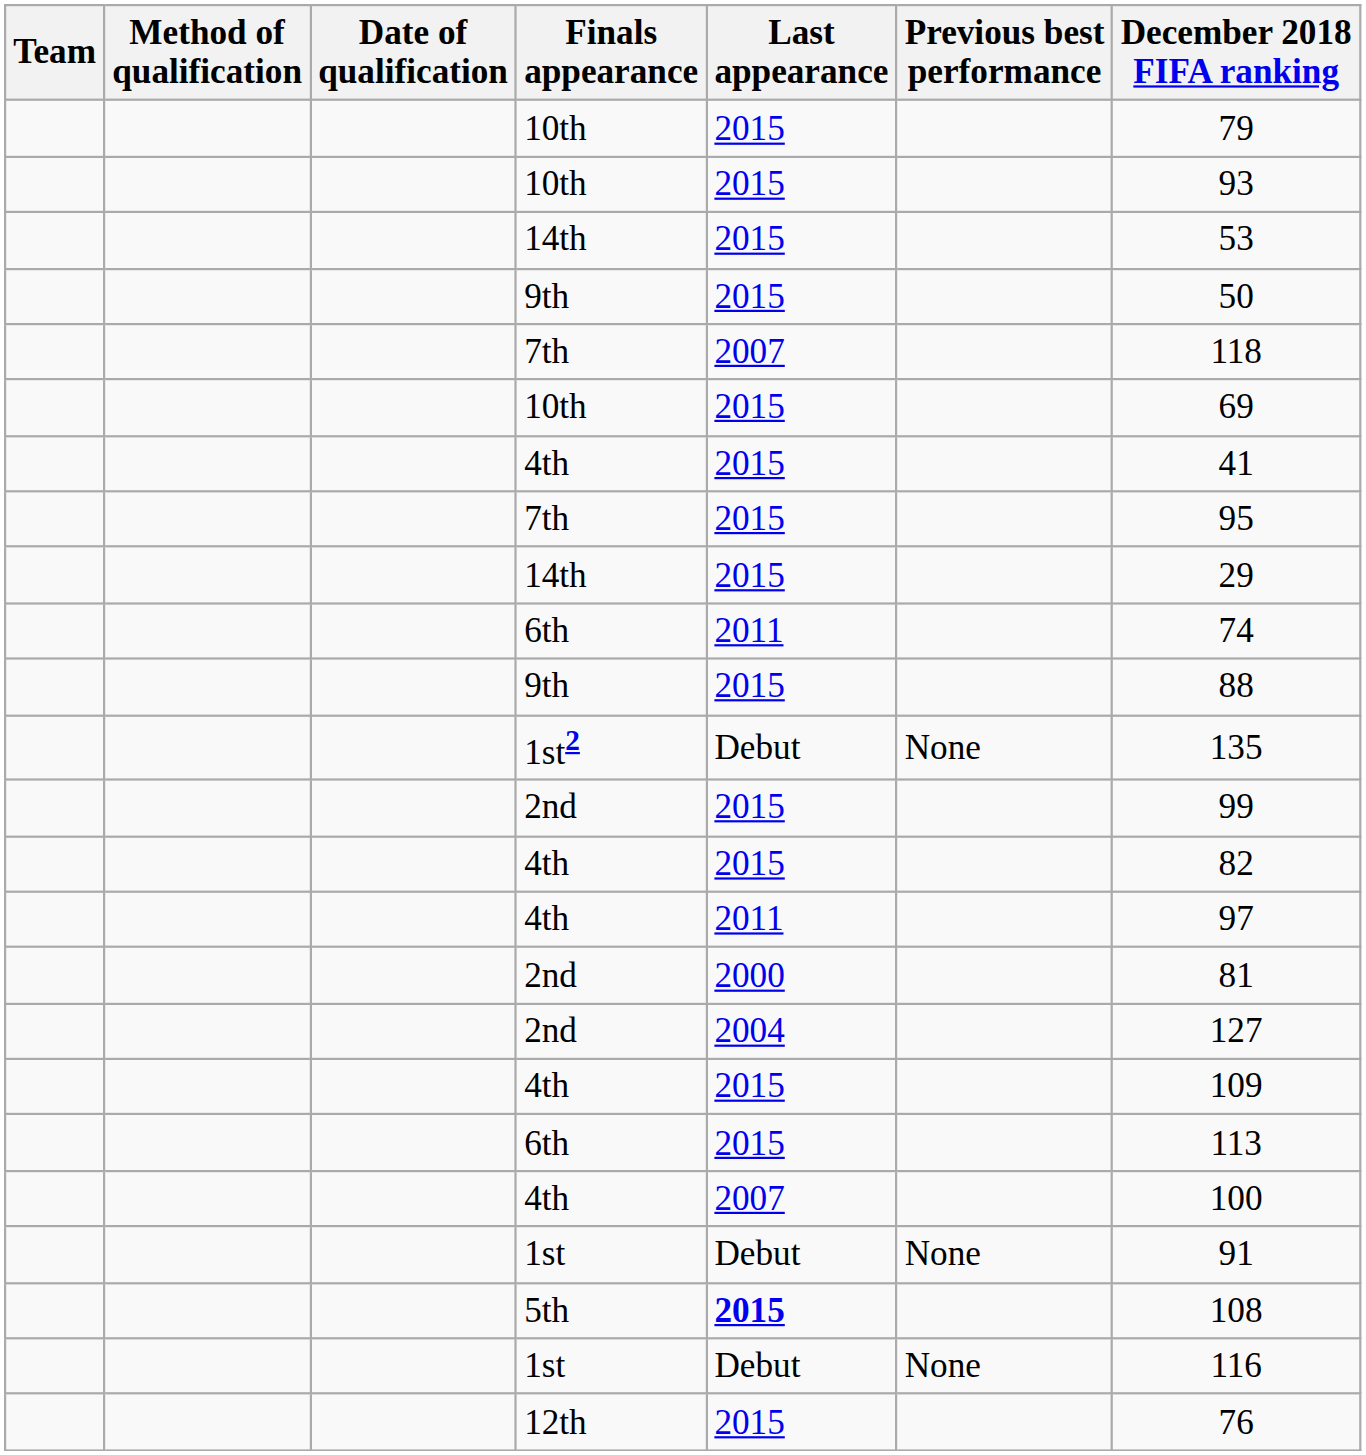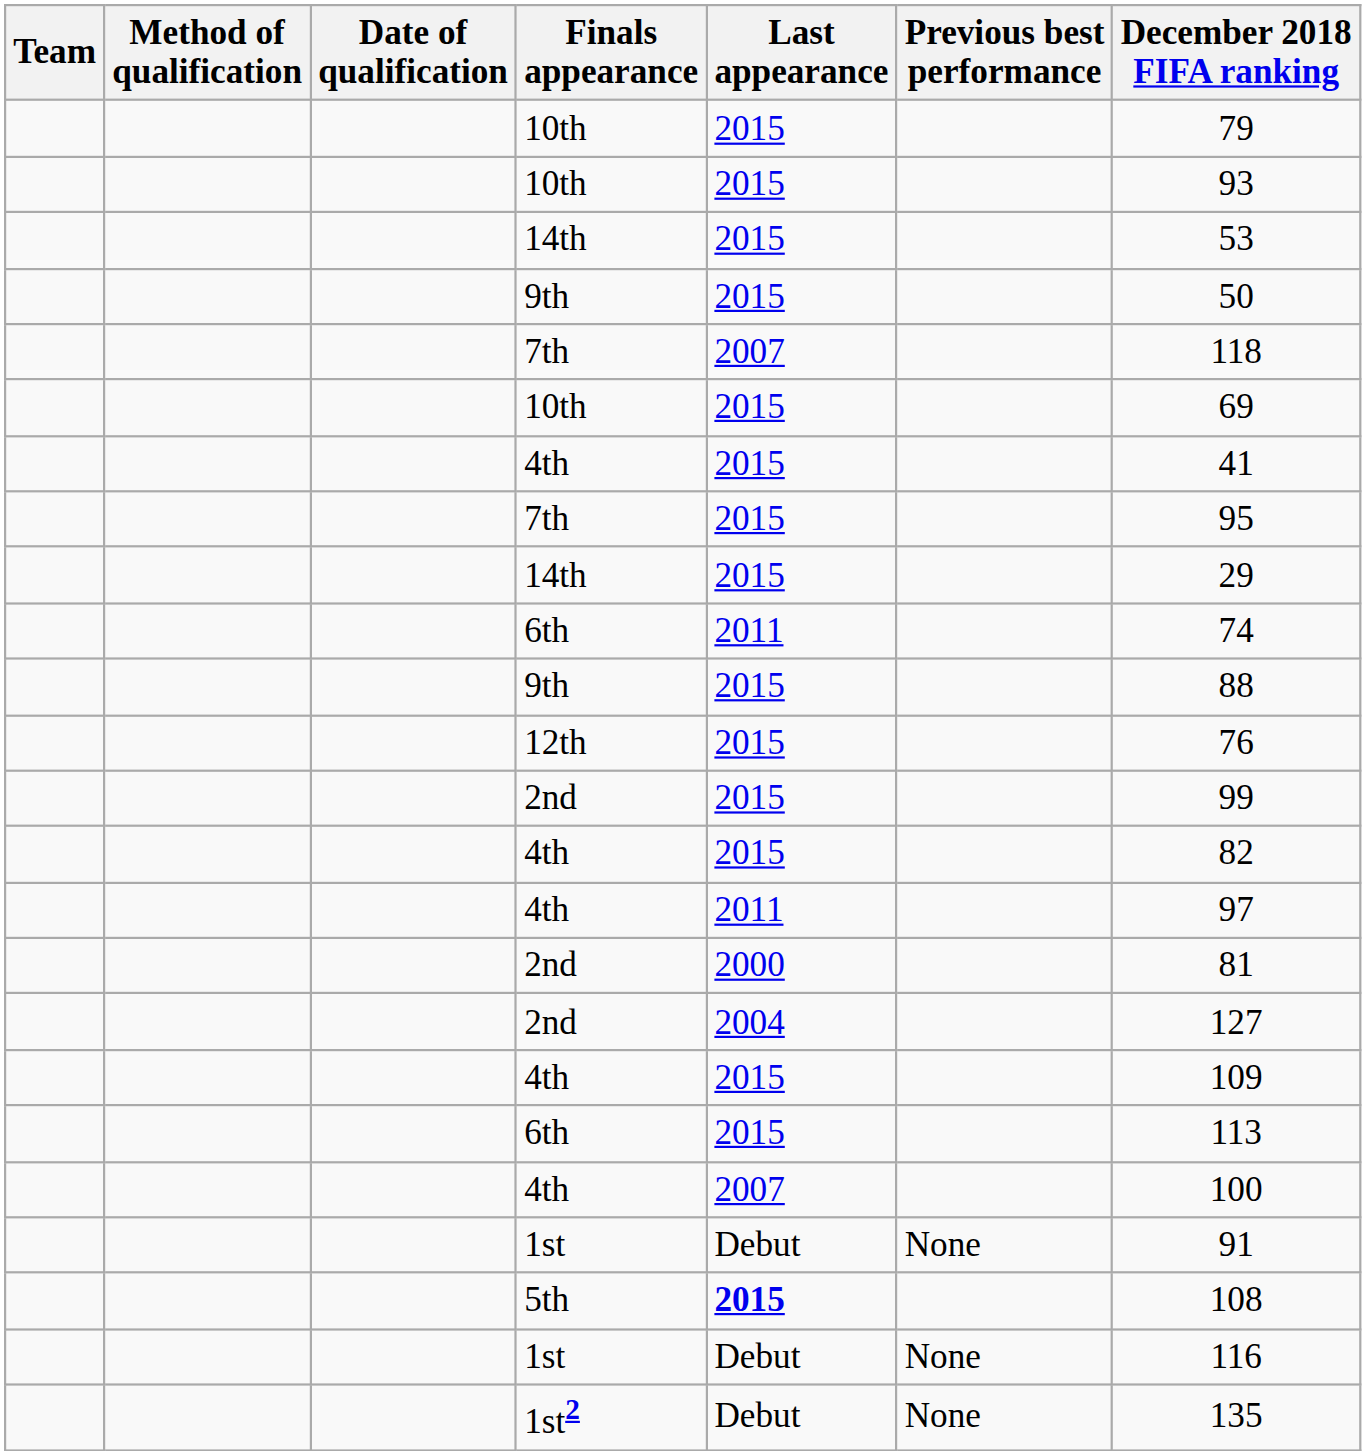rows swapped: (55, 1422) <-> (55, 747)
